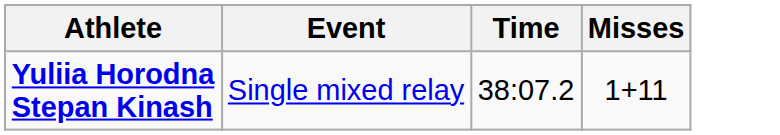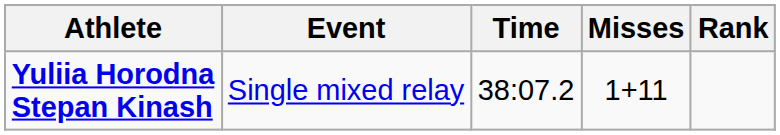+ column: (733, 28)
